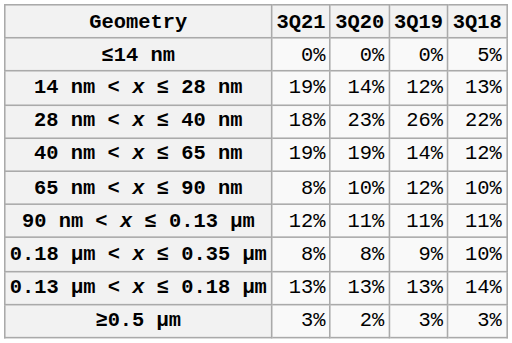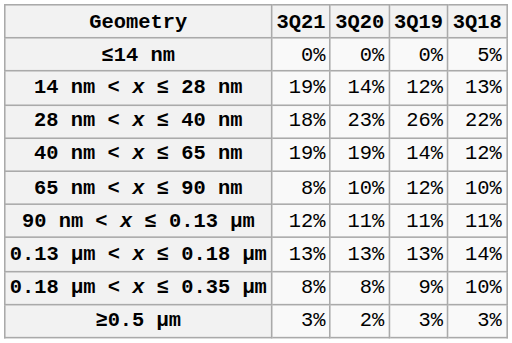rows swapped: (138, 288) <-> (138, 254)
